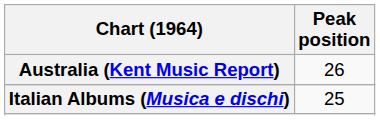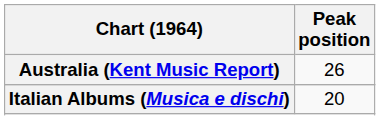(334, 98) 25 -> (334, 98) 20
